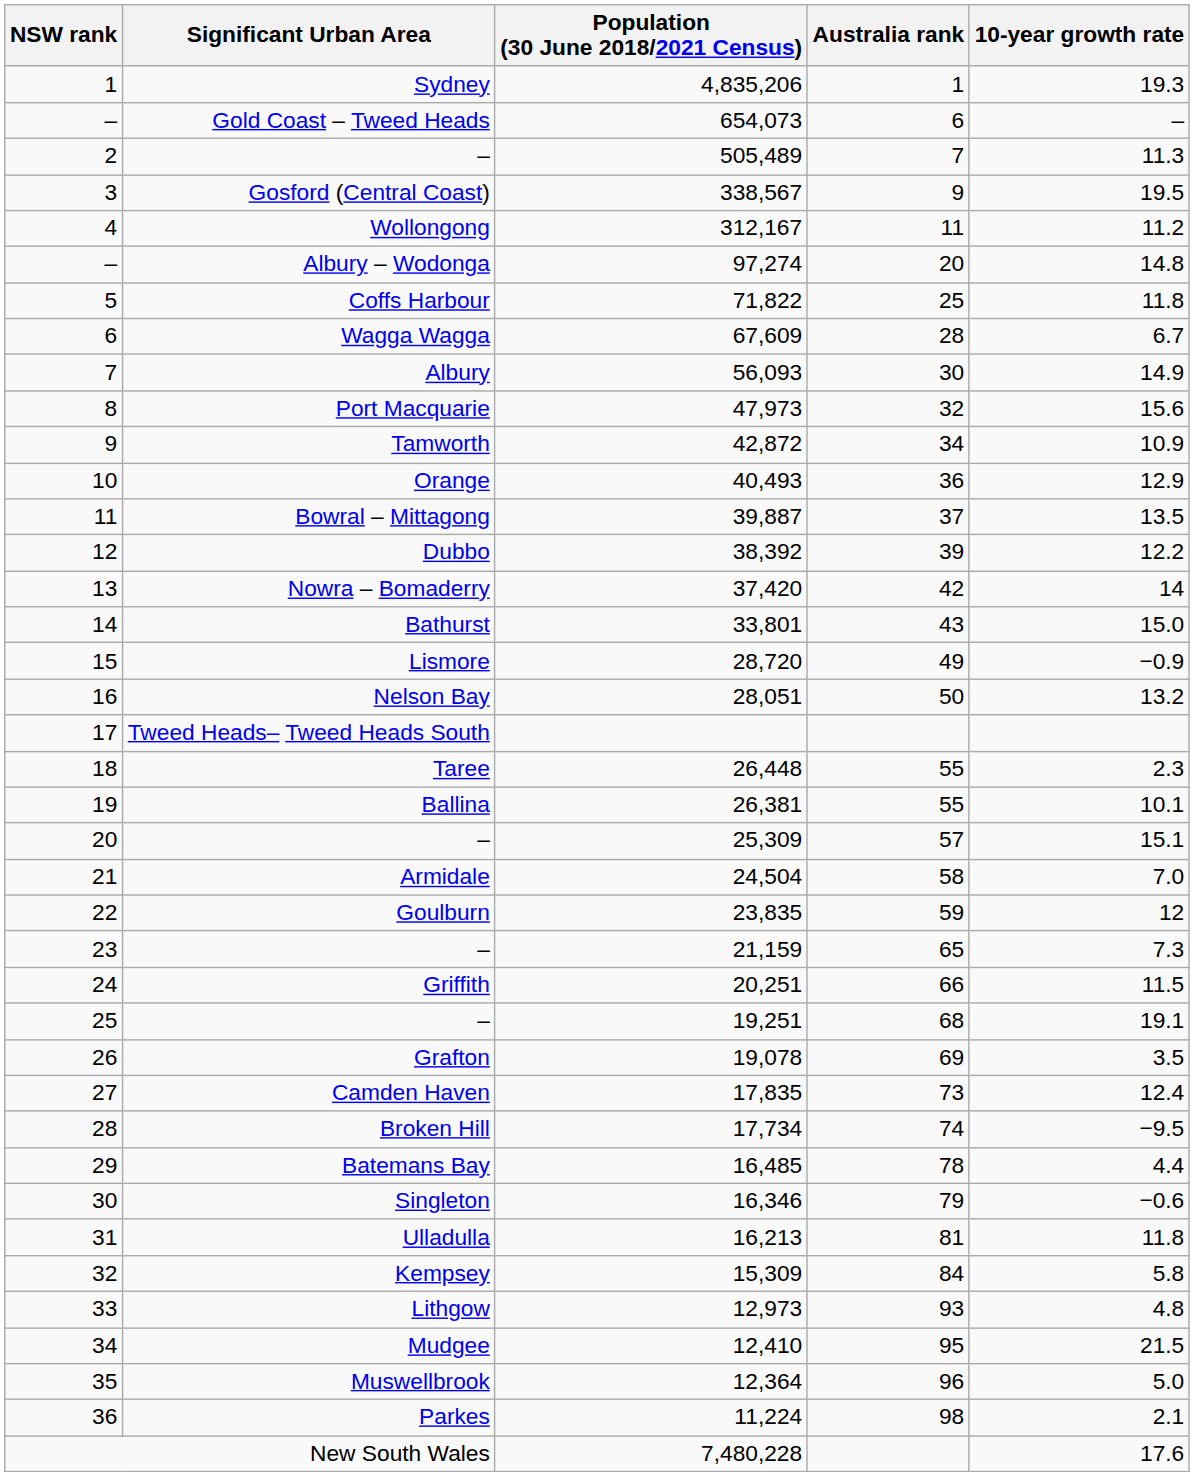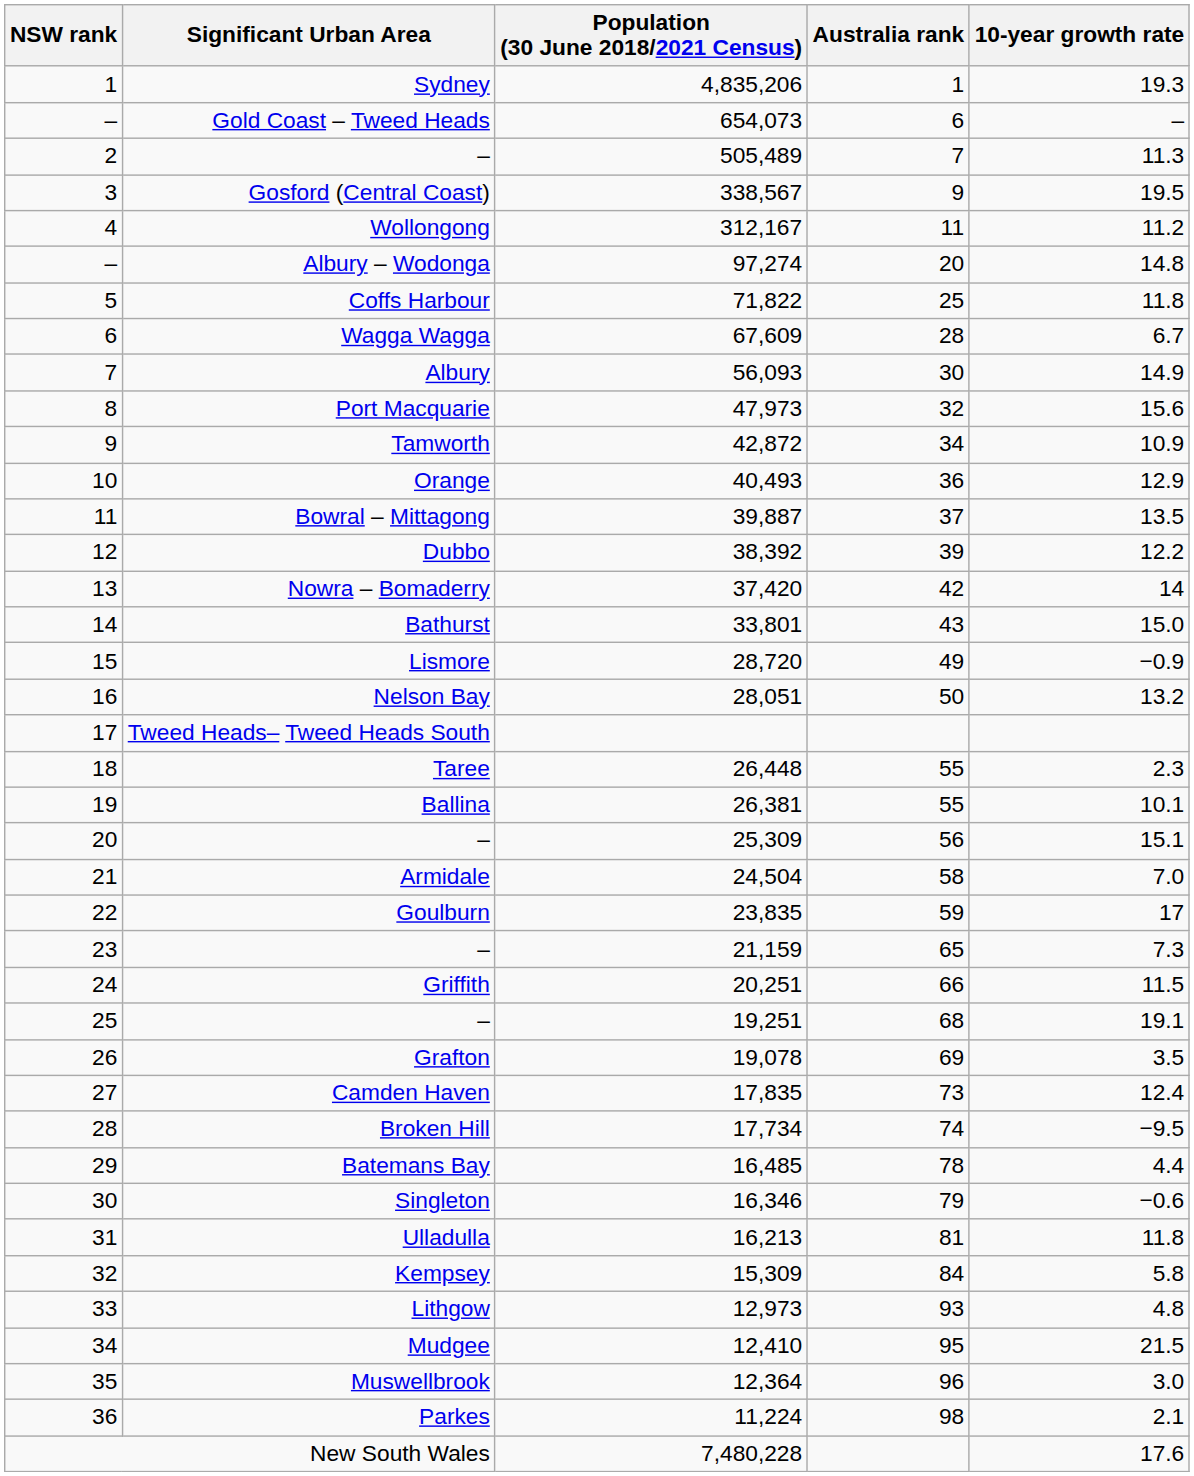(952, 840) 57 -> (952, 840) 56
(1172, 912) 12 -> (1172, 912) 17
(1168, 1381) 5.0 -> (1168, 1381) 3.0
